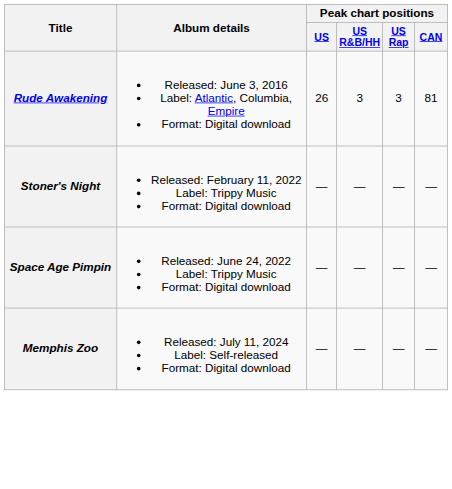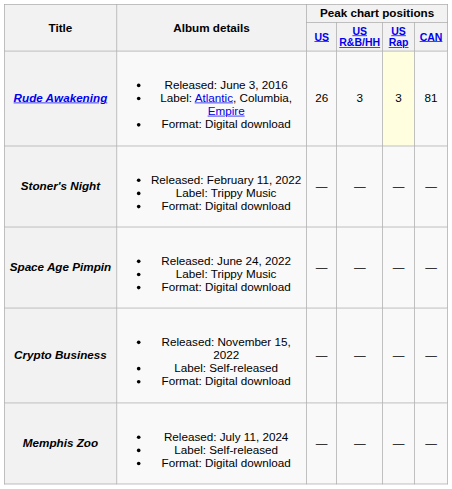(399, 98) no background -> (399, 98) lightyellow background
+ row: (60, 355)
